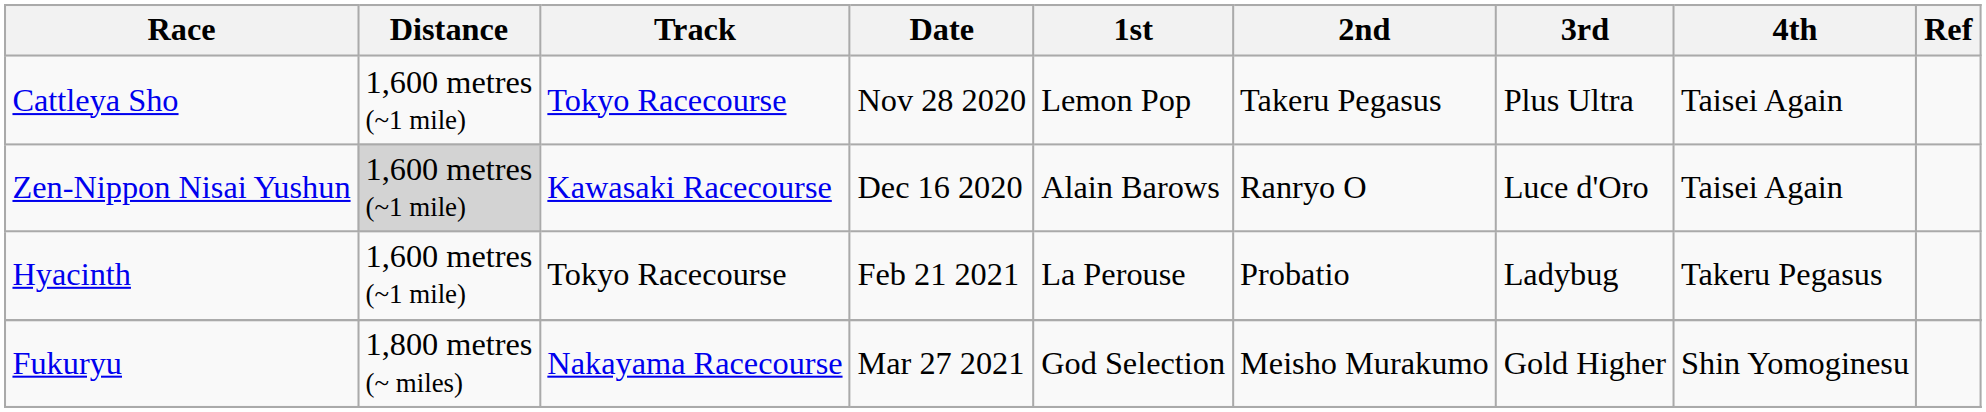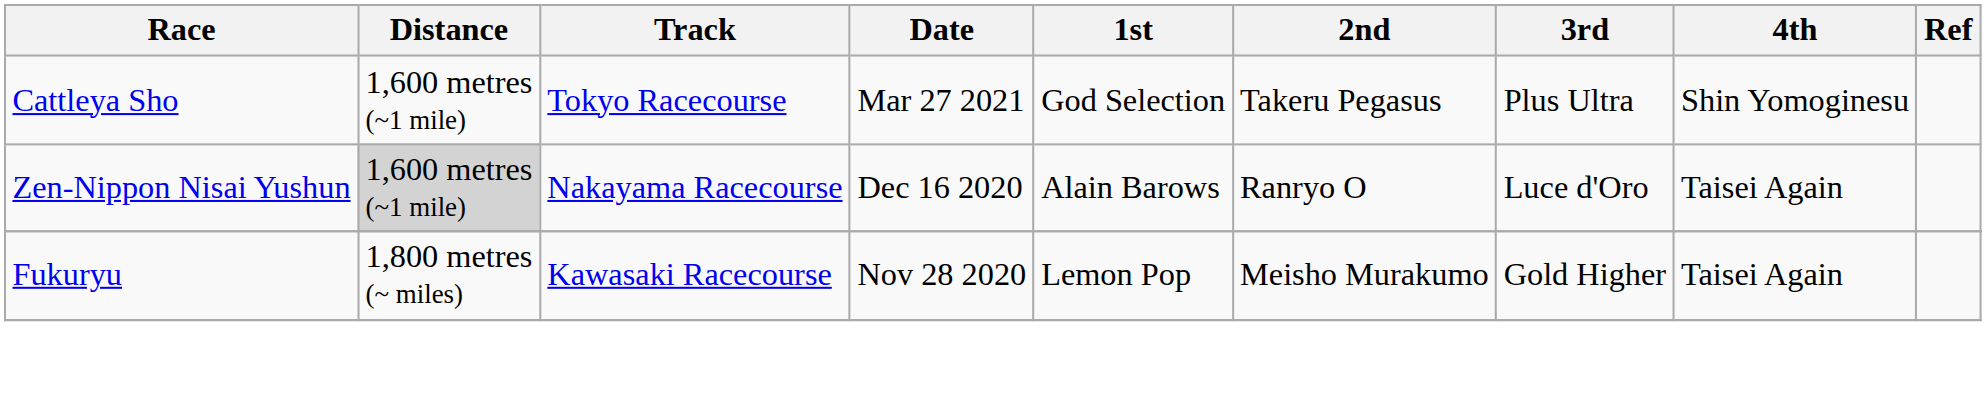(942, 99) Nov 28 2020 -> (941, 99) Mar 27 2021
(1116, 99) Lemon Pop -> (1133, 99) God Selection
(1762, 99) Taisei Again -> (1795, 99) Shin Yomoginesu
(690, 187) Kawasaki Racecourse -> (695, 187) Nakayama Racecourse
- row: (72, 274)
(695, 362) Nakayama Racecourse -> (690, 274) Kawasaki Racecourse
(941, 362) Mar 27 2021 -> (942, 274) Nov 28 2020
(1133, 362) God Selection -> (1116, 274) Lemon Pop
(1795, 362) Shin Yomoginesu -> (1762, 274) Taisei Again
